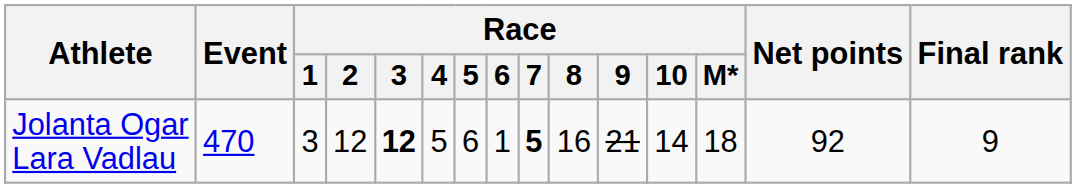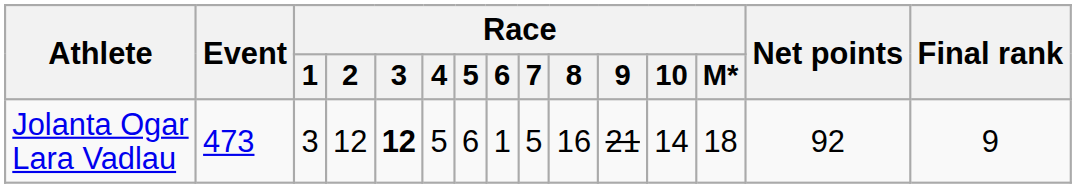(229, 142) 470 -> (229, 142) 473
(534, 142) bold -> (534, 142) normal
